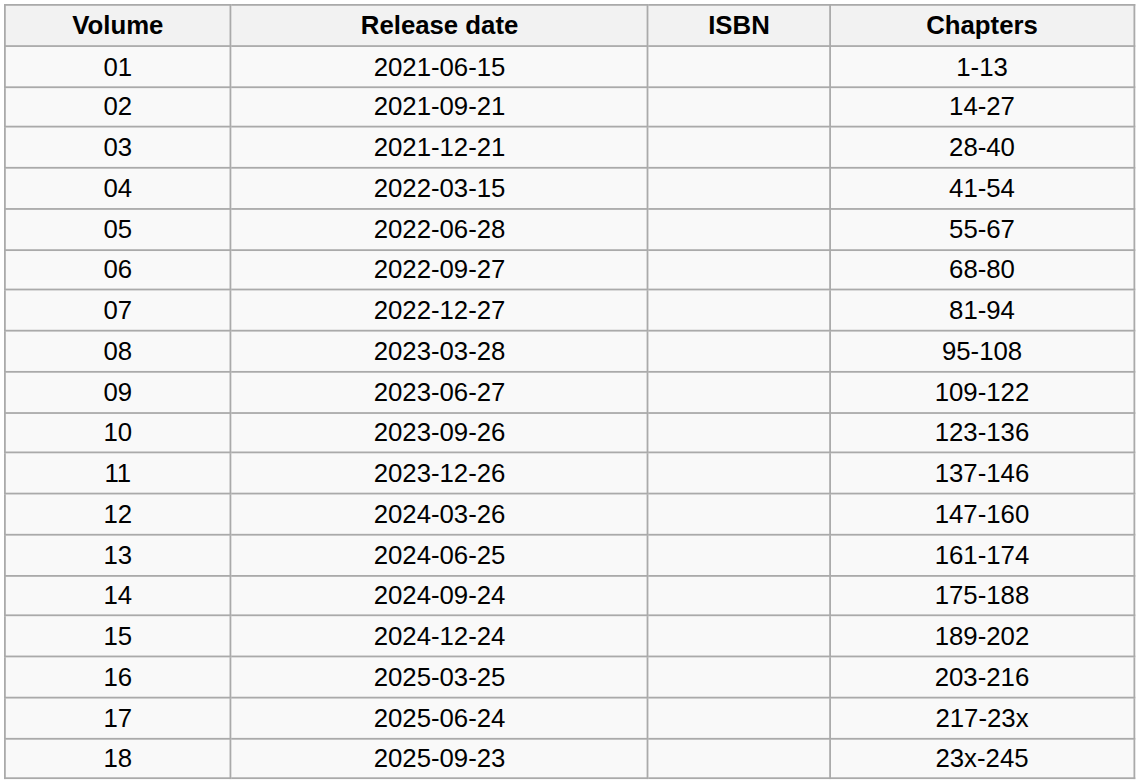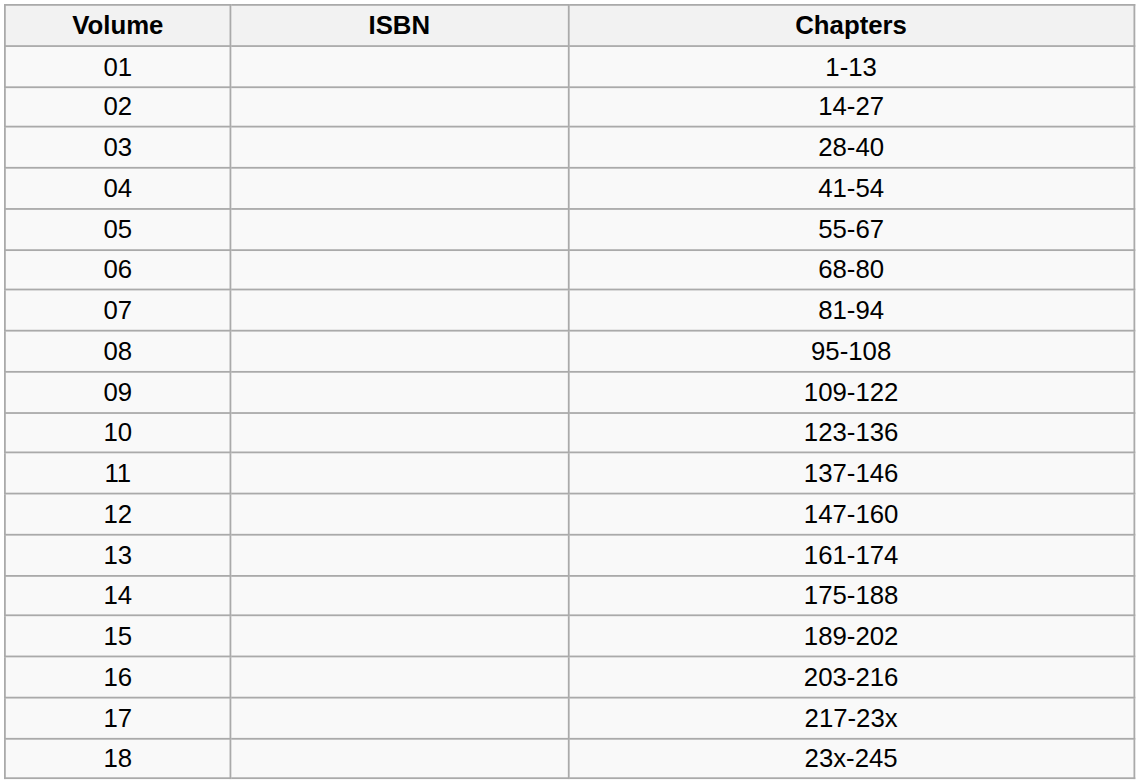- column: (440, 26)
